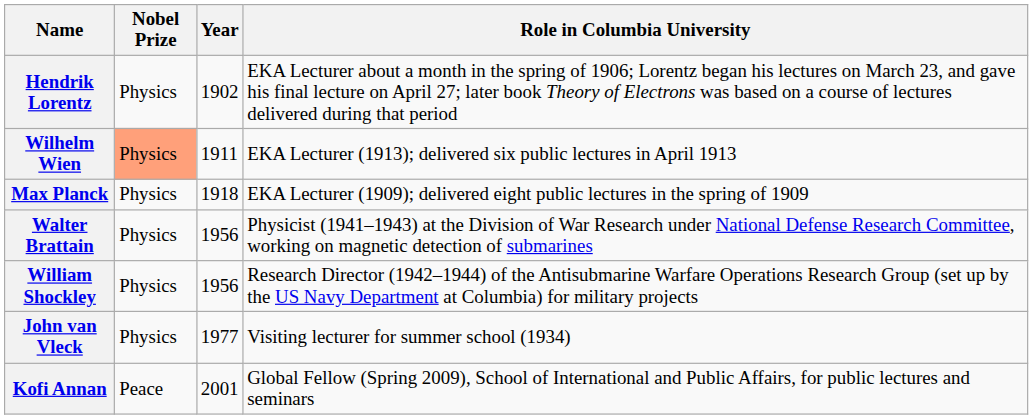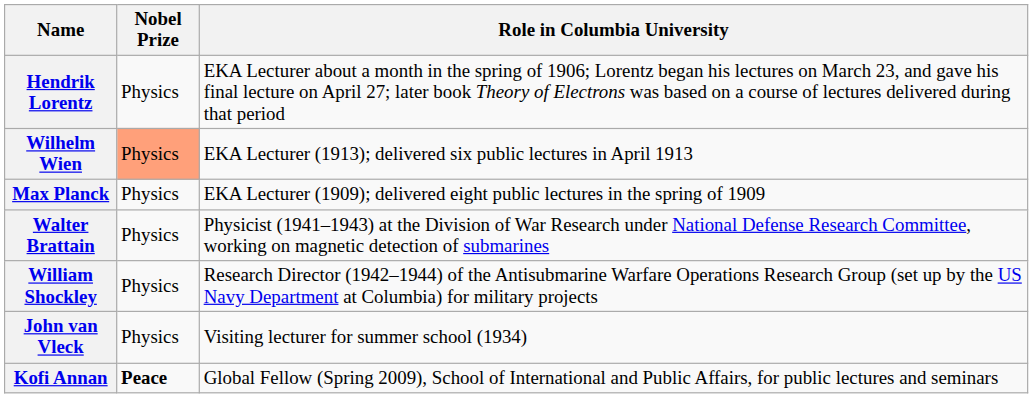- column: (220, 30)
(141, 388) normal -> (144, 377) bold
